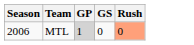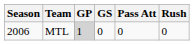+ column: (137, 13)
(120, 31) lightsalmon background -> (164, 31) no background
